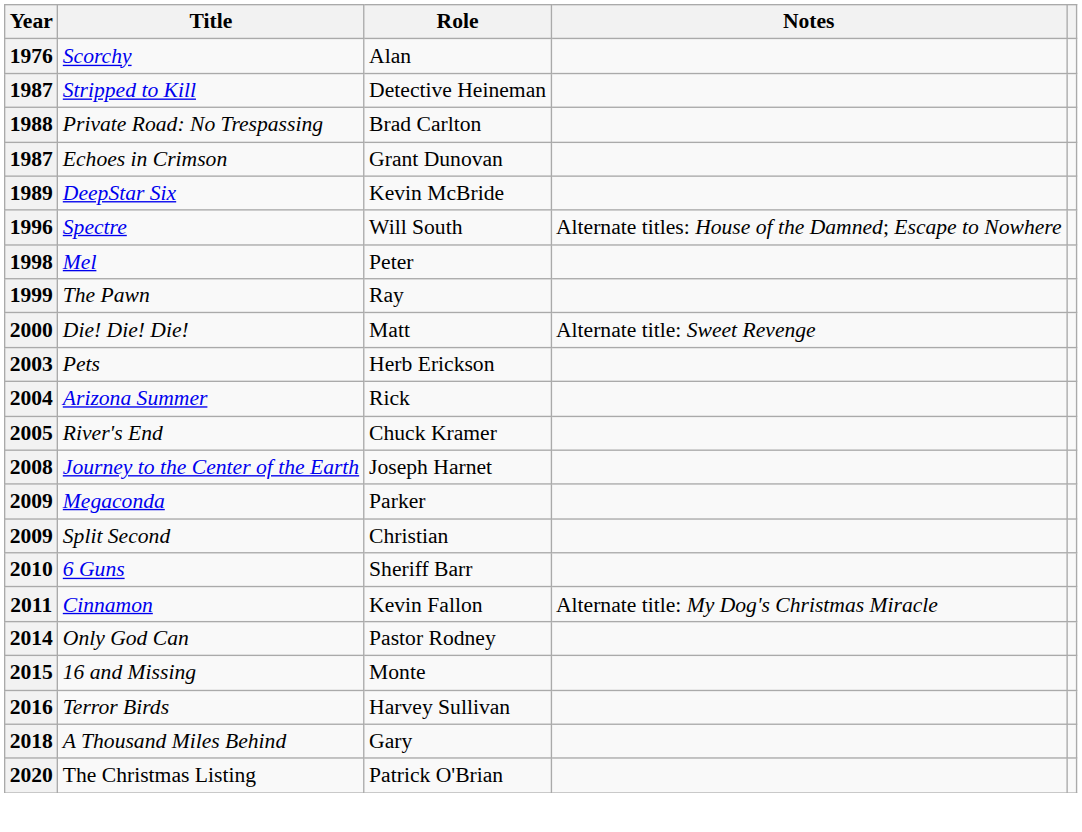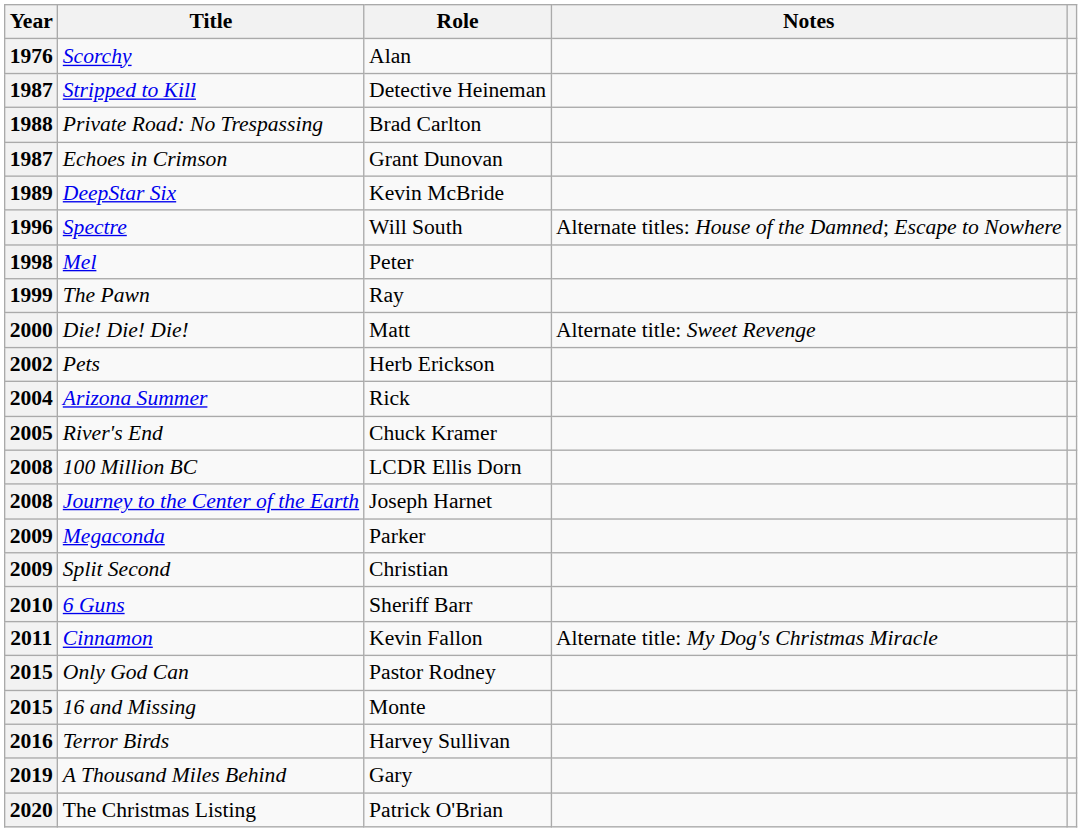(31, 364) 2003 -> (31, 364) 2002
+ row: (130, 466)
(31, 638) 2014 -> (31, 672) 2015
(31, 741) 2018 -> (31, 775) 2019
